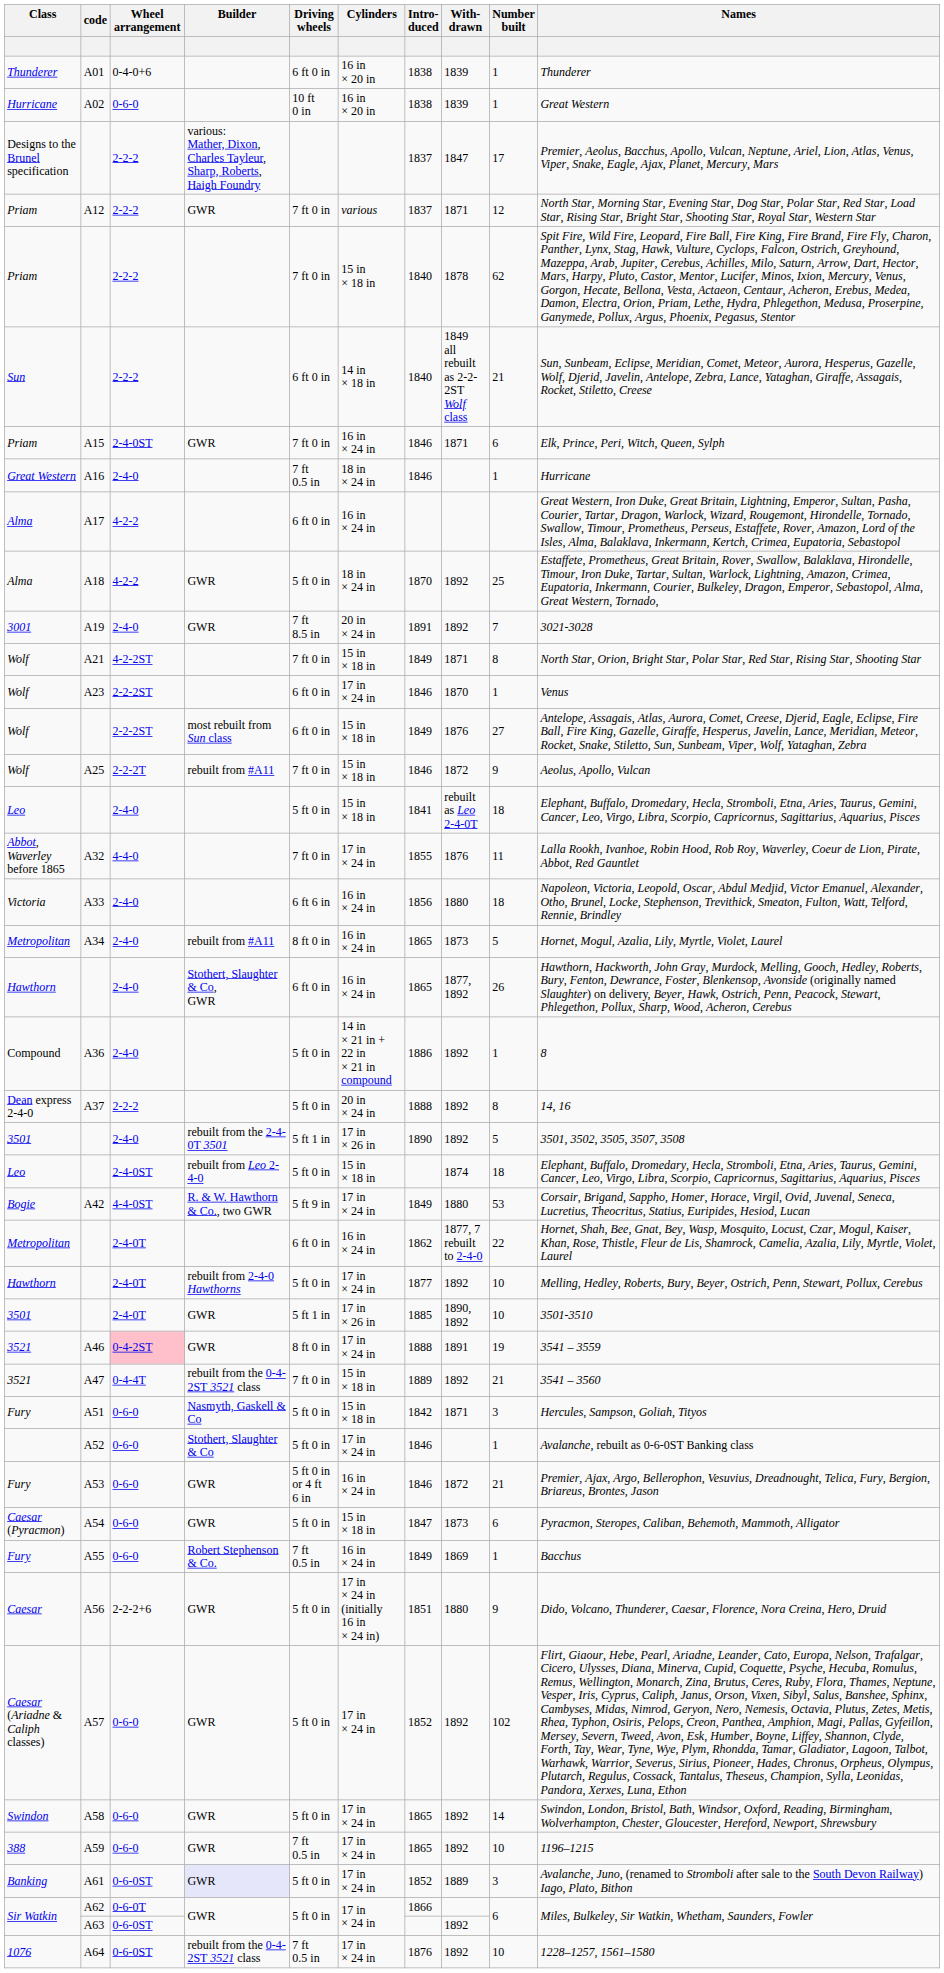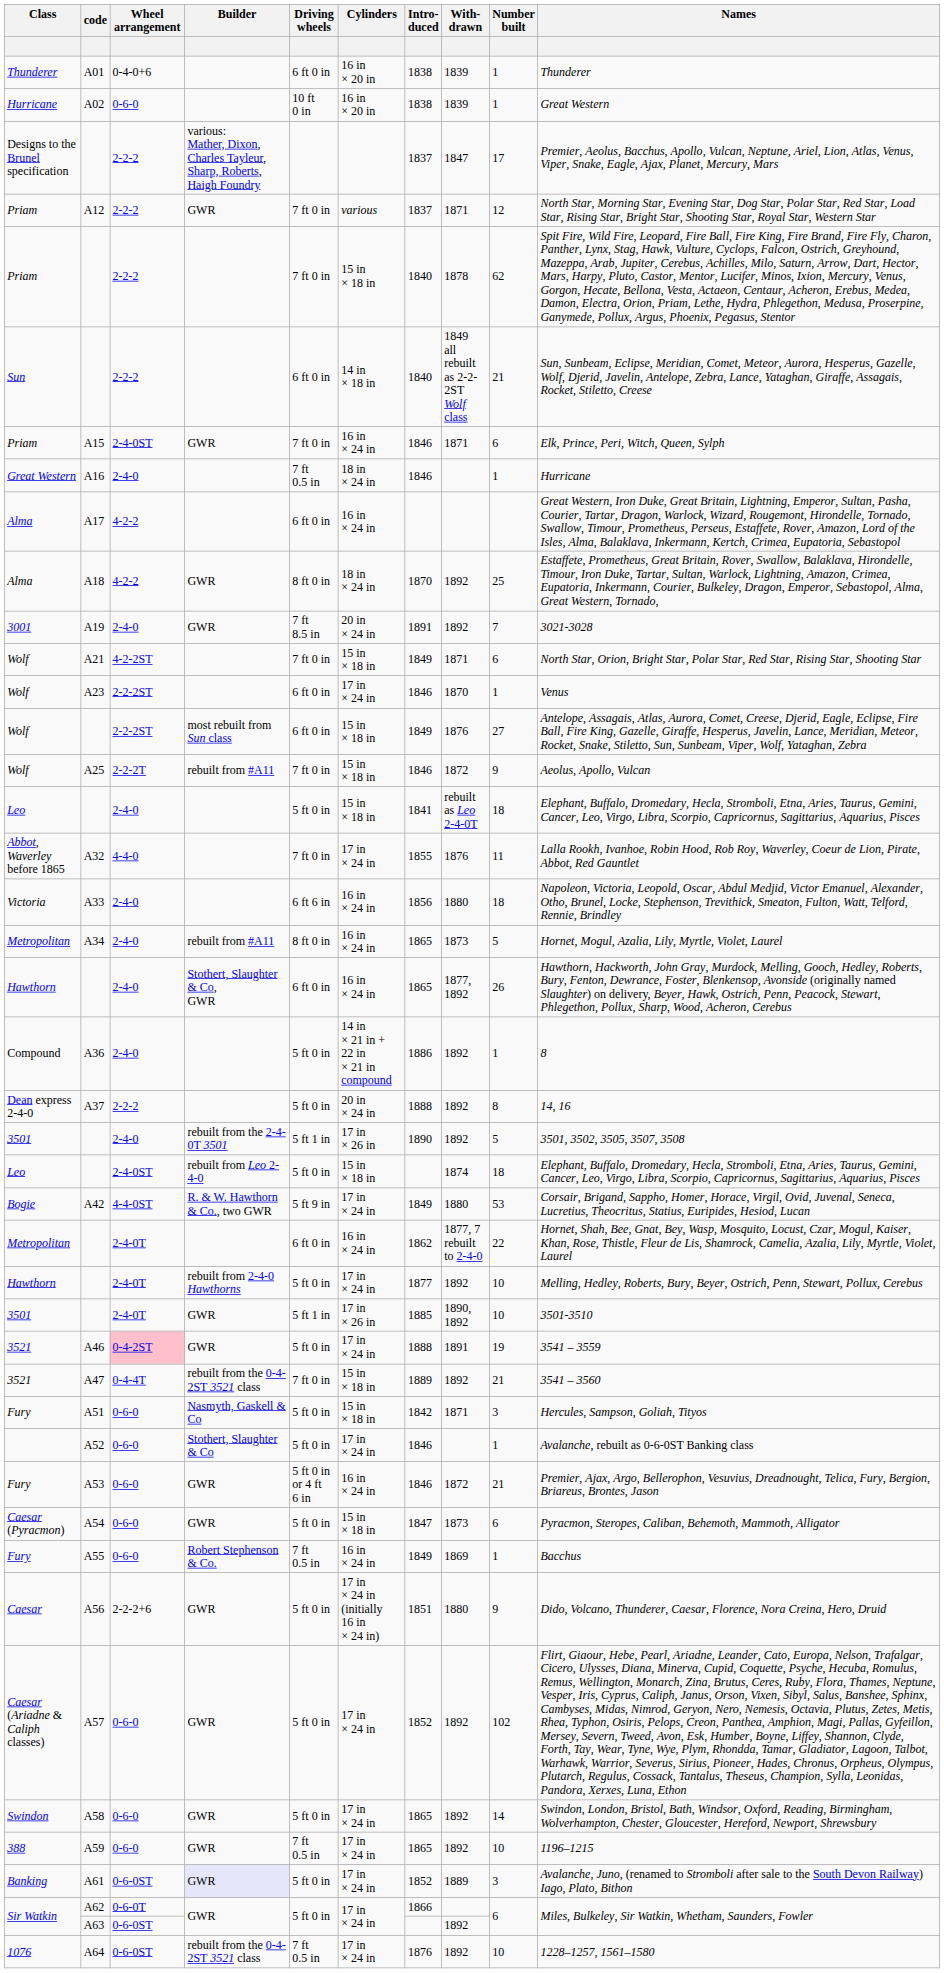(311, 581) 5 ft 0 in -> (311, 581) 8 ft 0 in
(495, 659) 8 -> (495, 659) 6
(311, 1347) 8 ft 0 in -> (311, 1347) 5 ft 0 in
